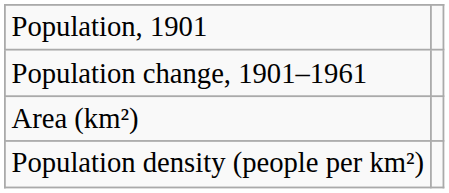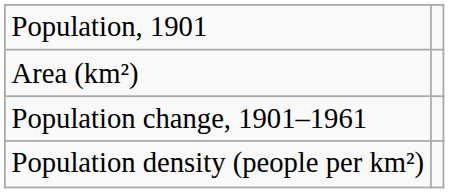rows swapped: (189, 72) <-> (75, 118)
